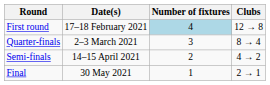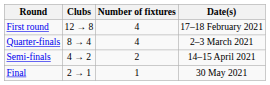columns swapped: (106, 12) <-> (249, 12)
(191, 27) lightblue background -> (137, 27) no background
(191, 42) 3 -> (137, 42) 4
